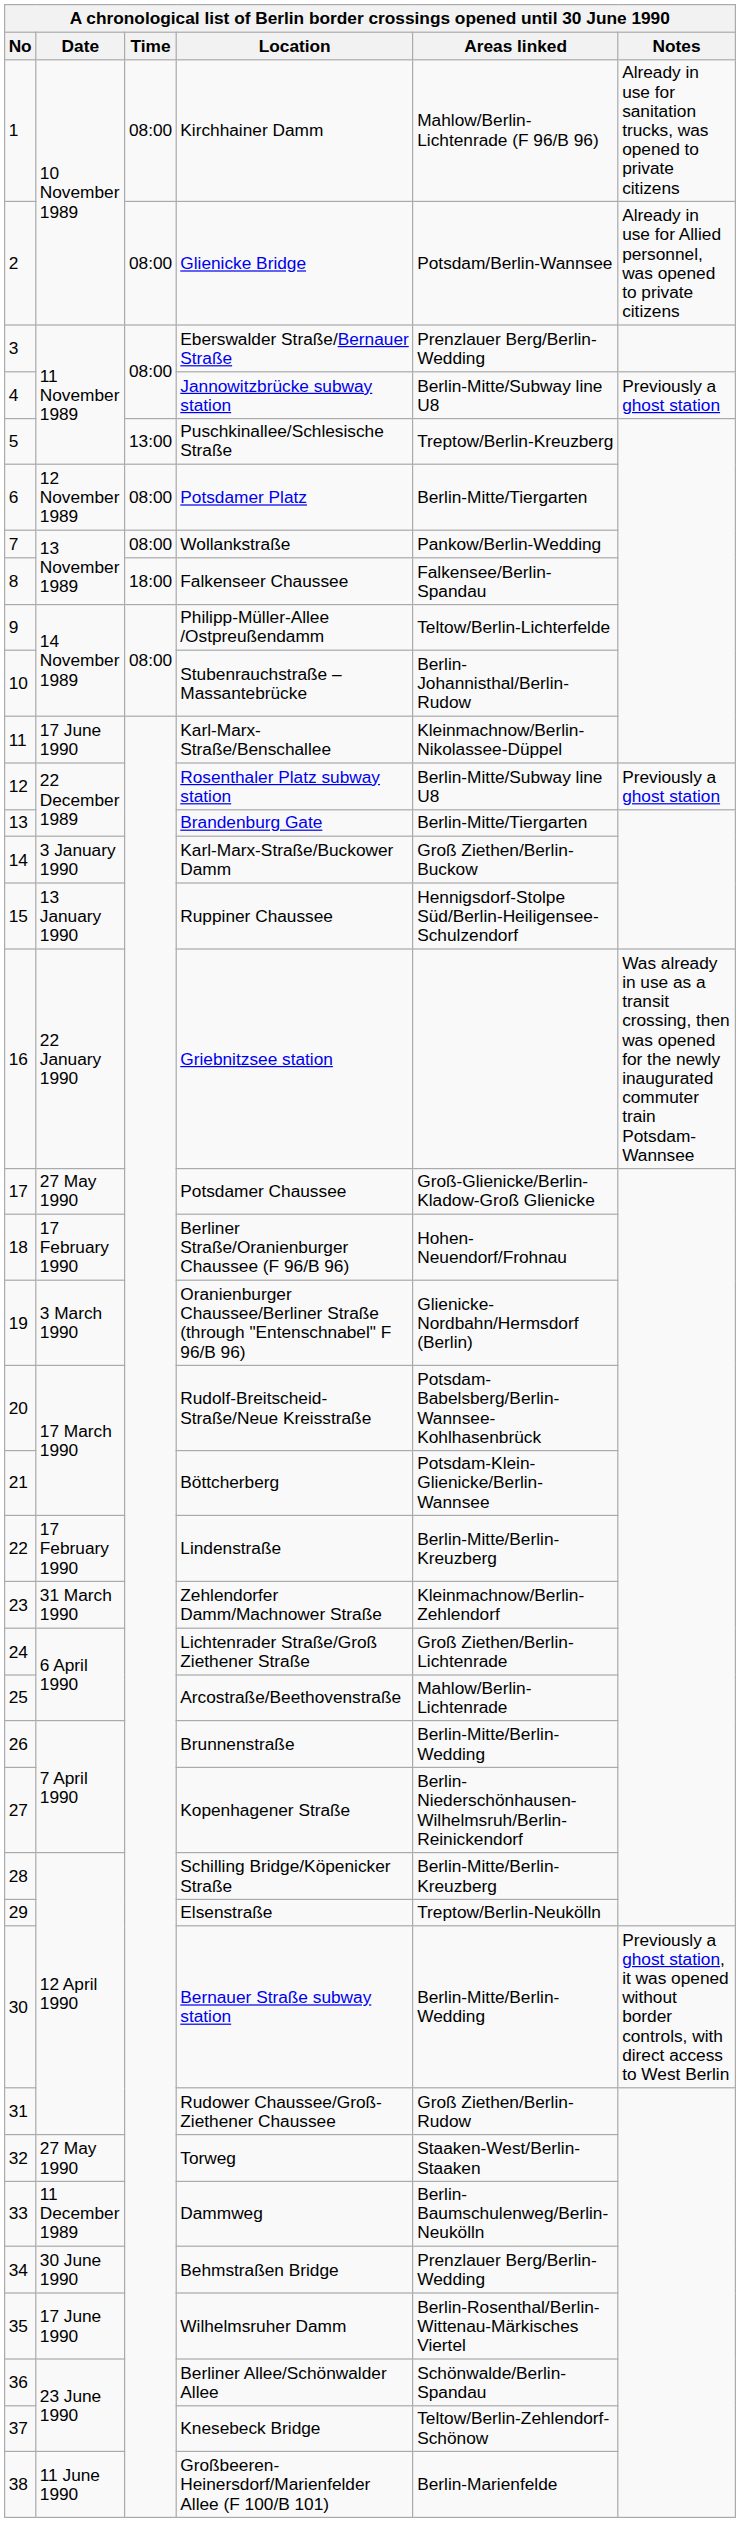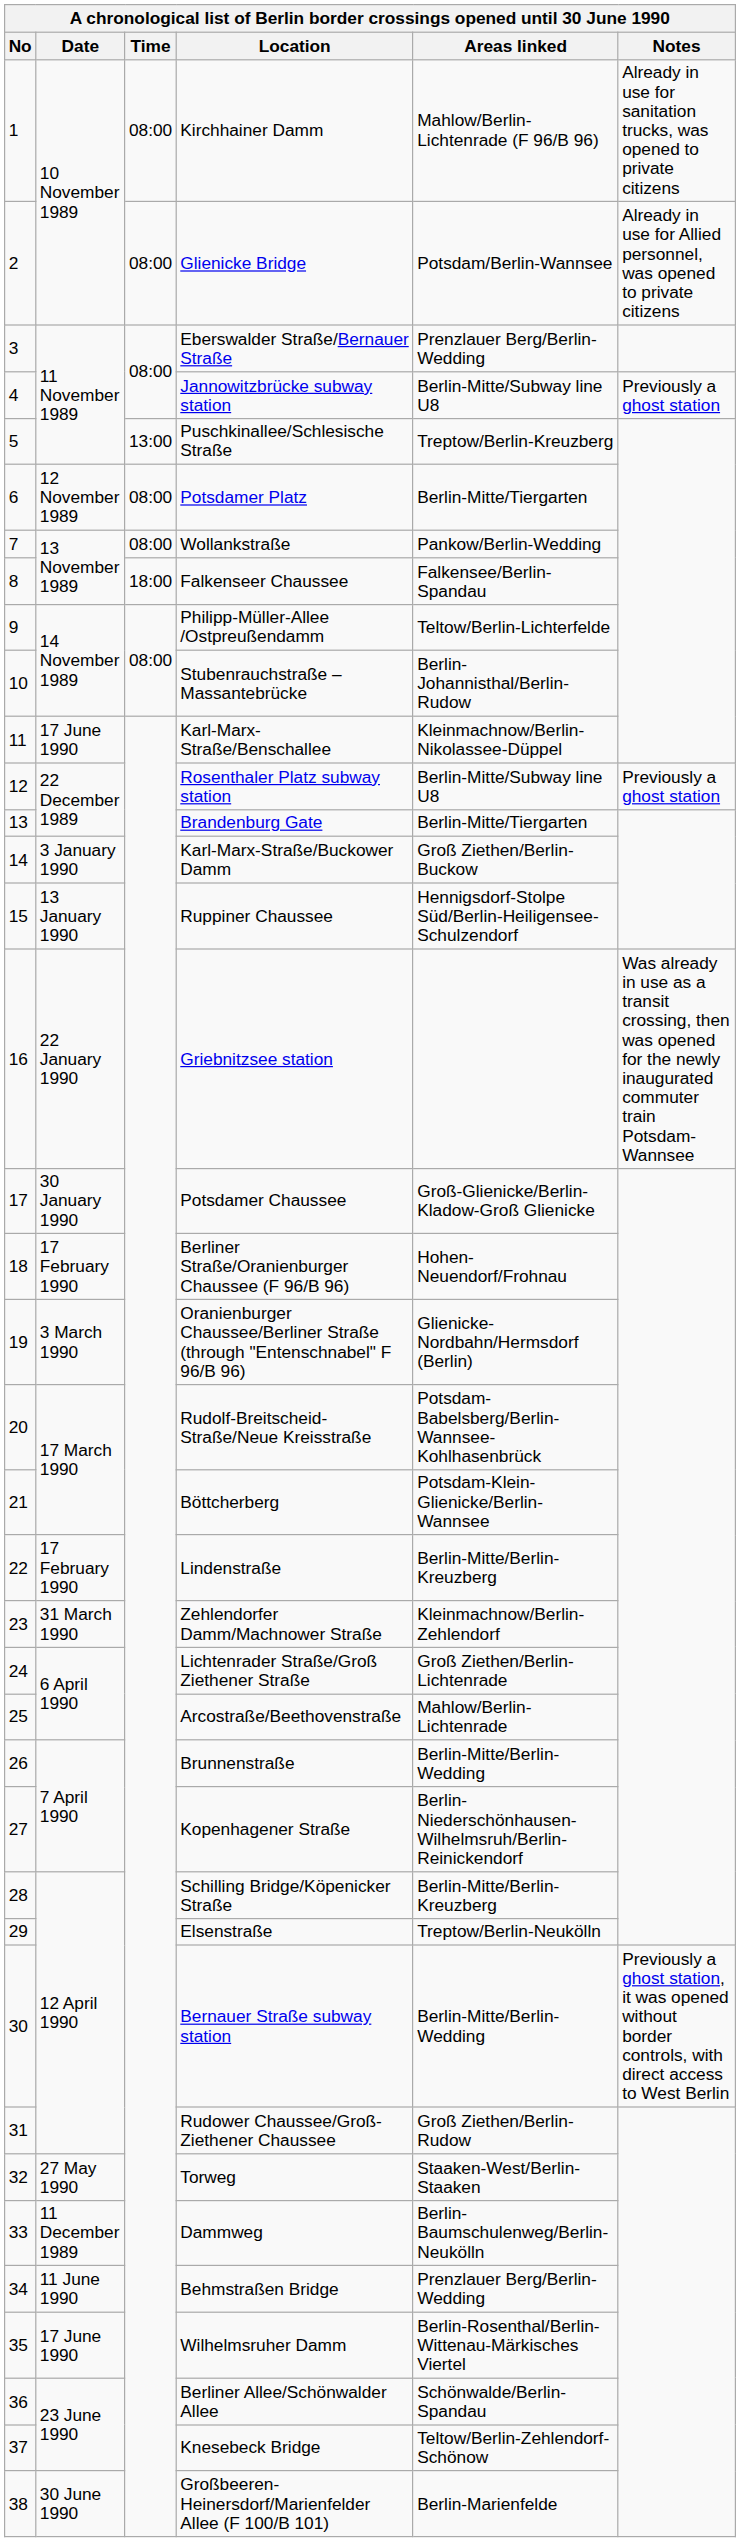(68, 1192) 27 May 1990 -> (70, 1201) 30 January 1990
(71, 2270) 30 June 1990 -> (70, 2289) 11 June 1990
(70, 2485) 11 June 1990 -> (71, 2504) 30 June 1990
